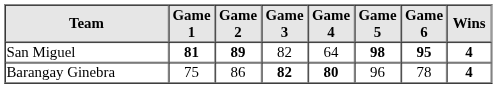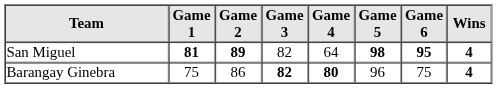(424, 72) 78 -> (424, 72) 75
